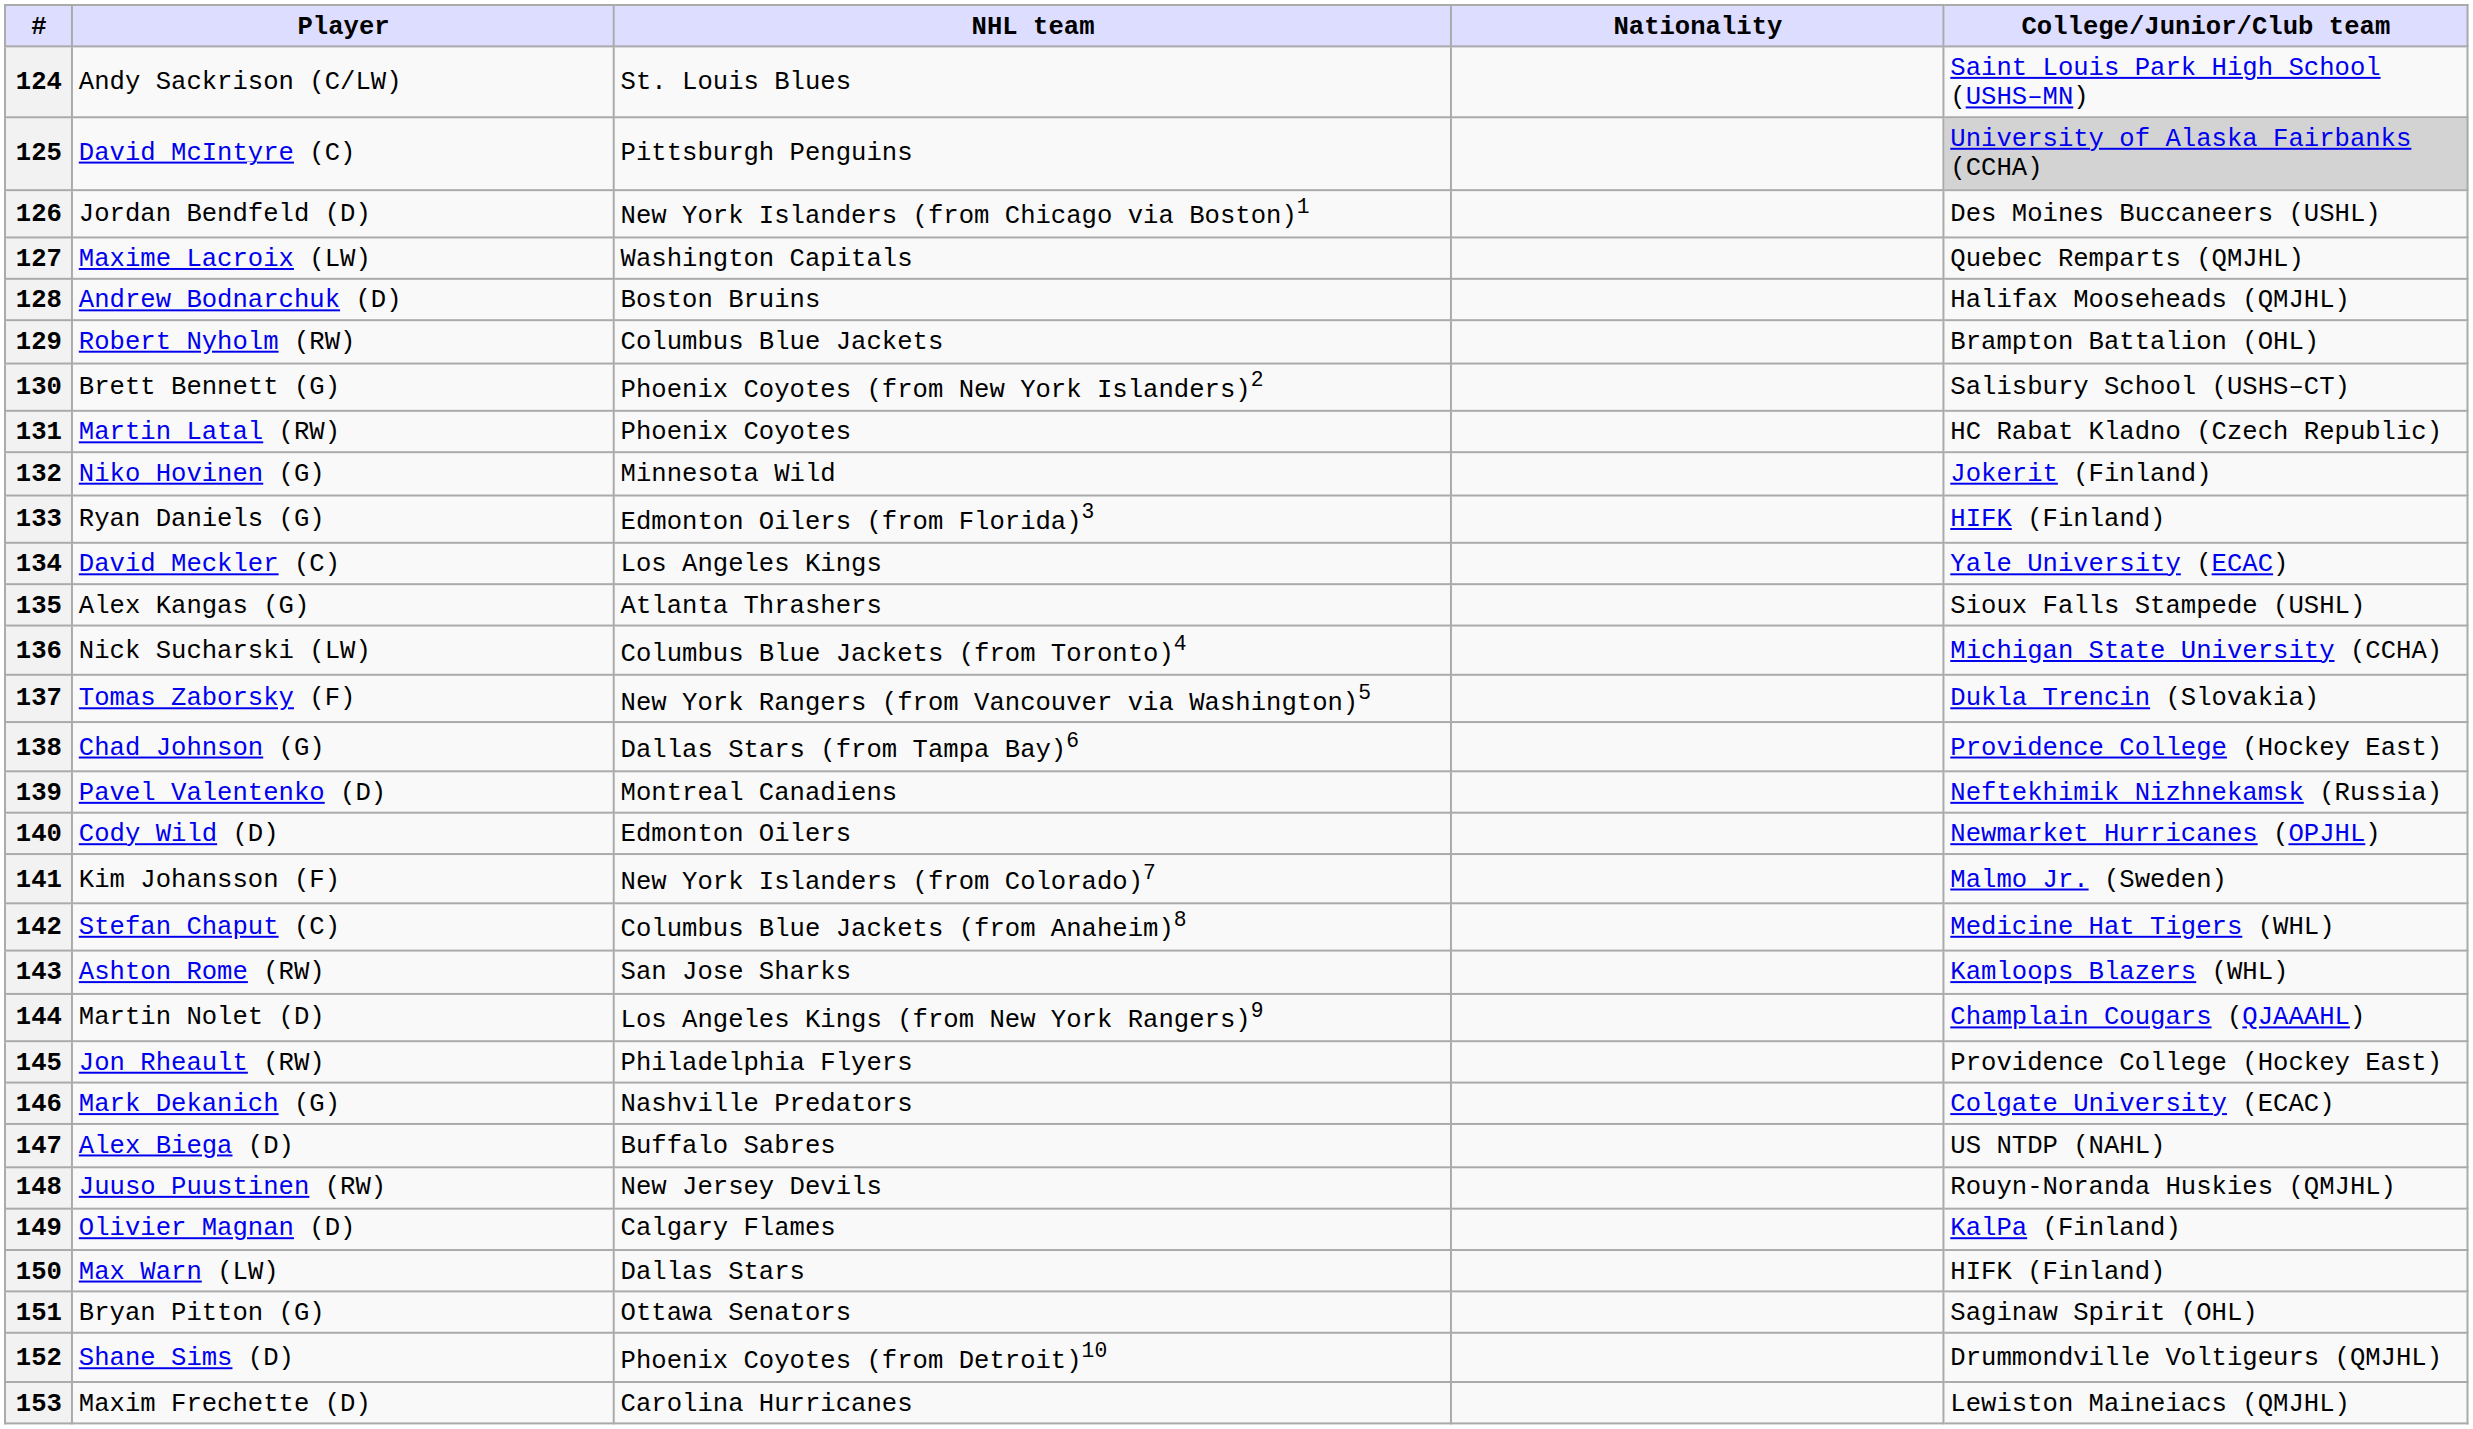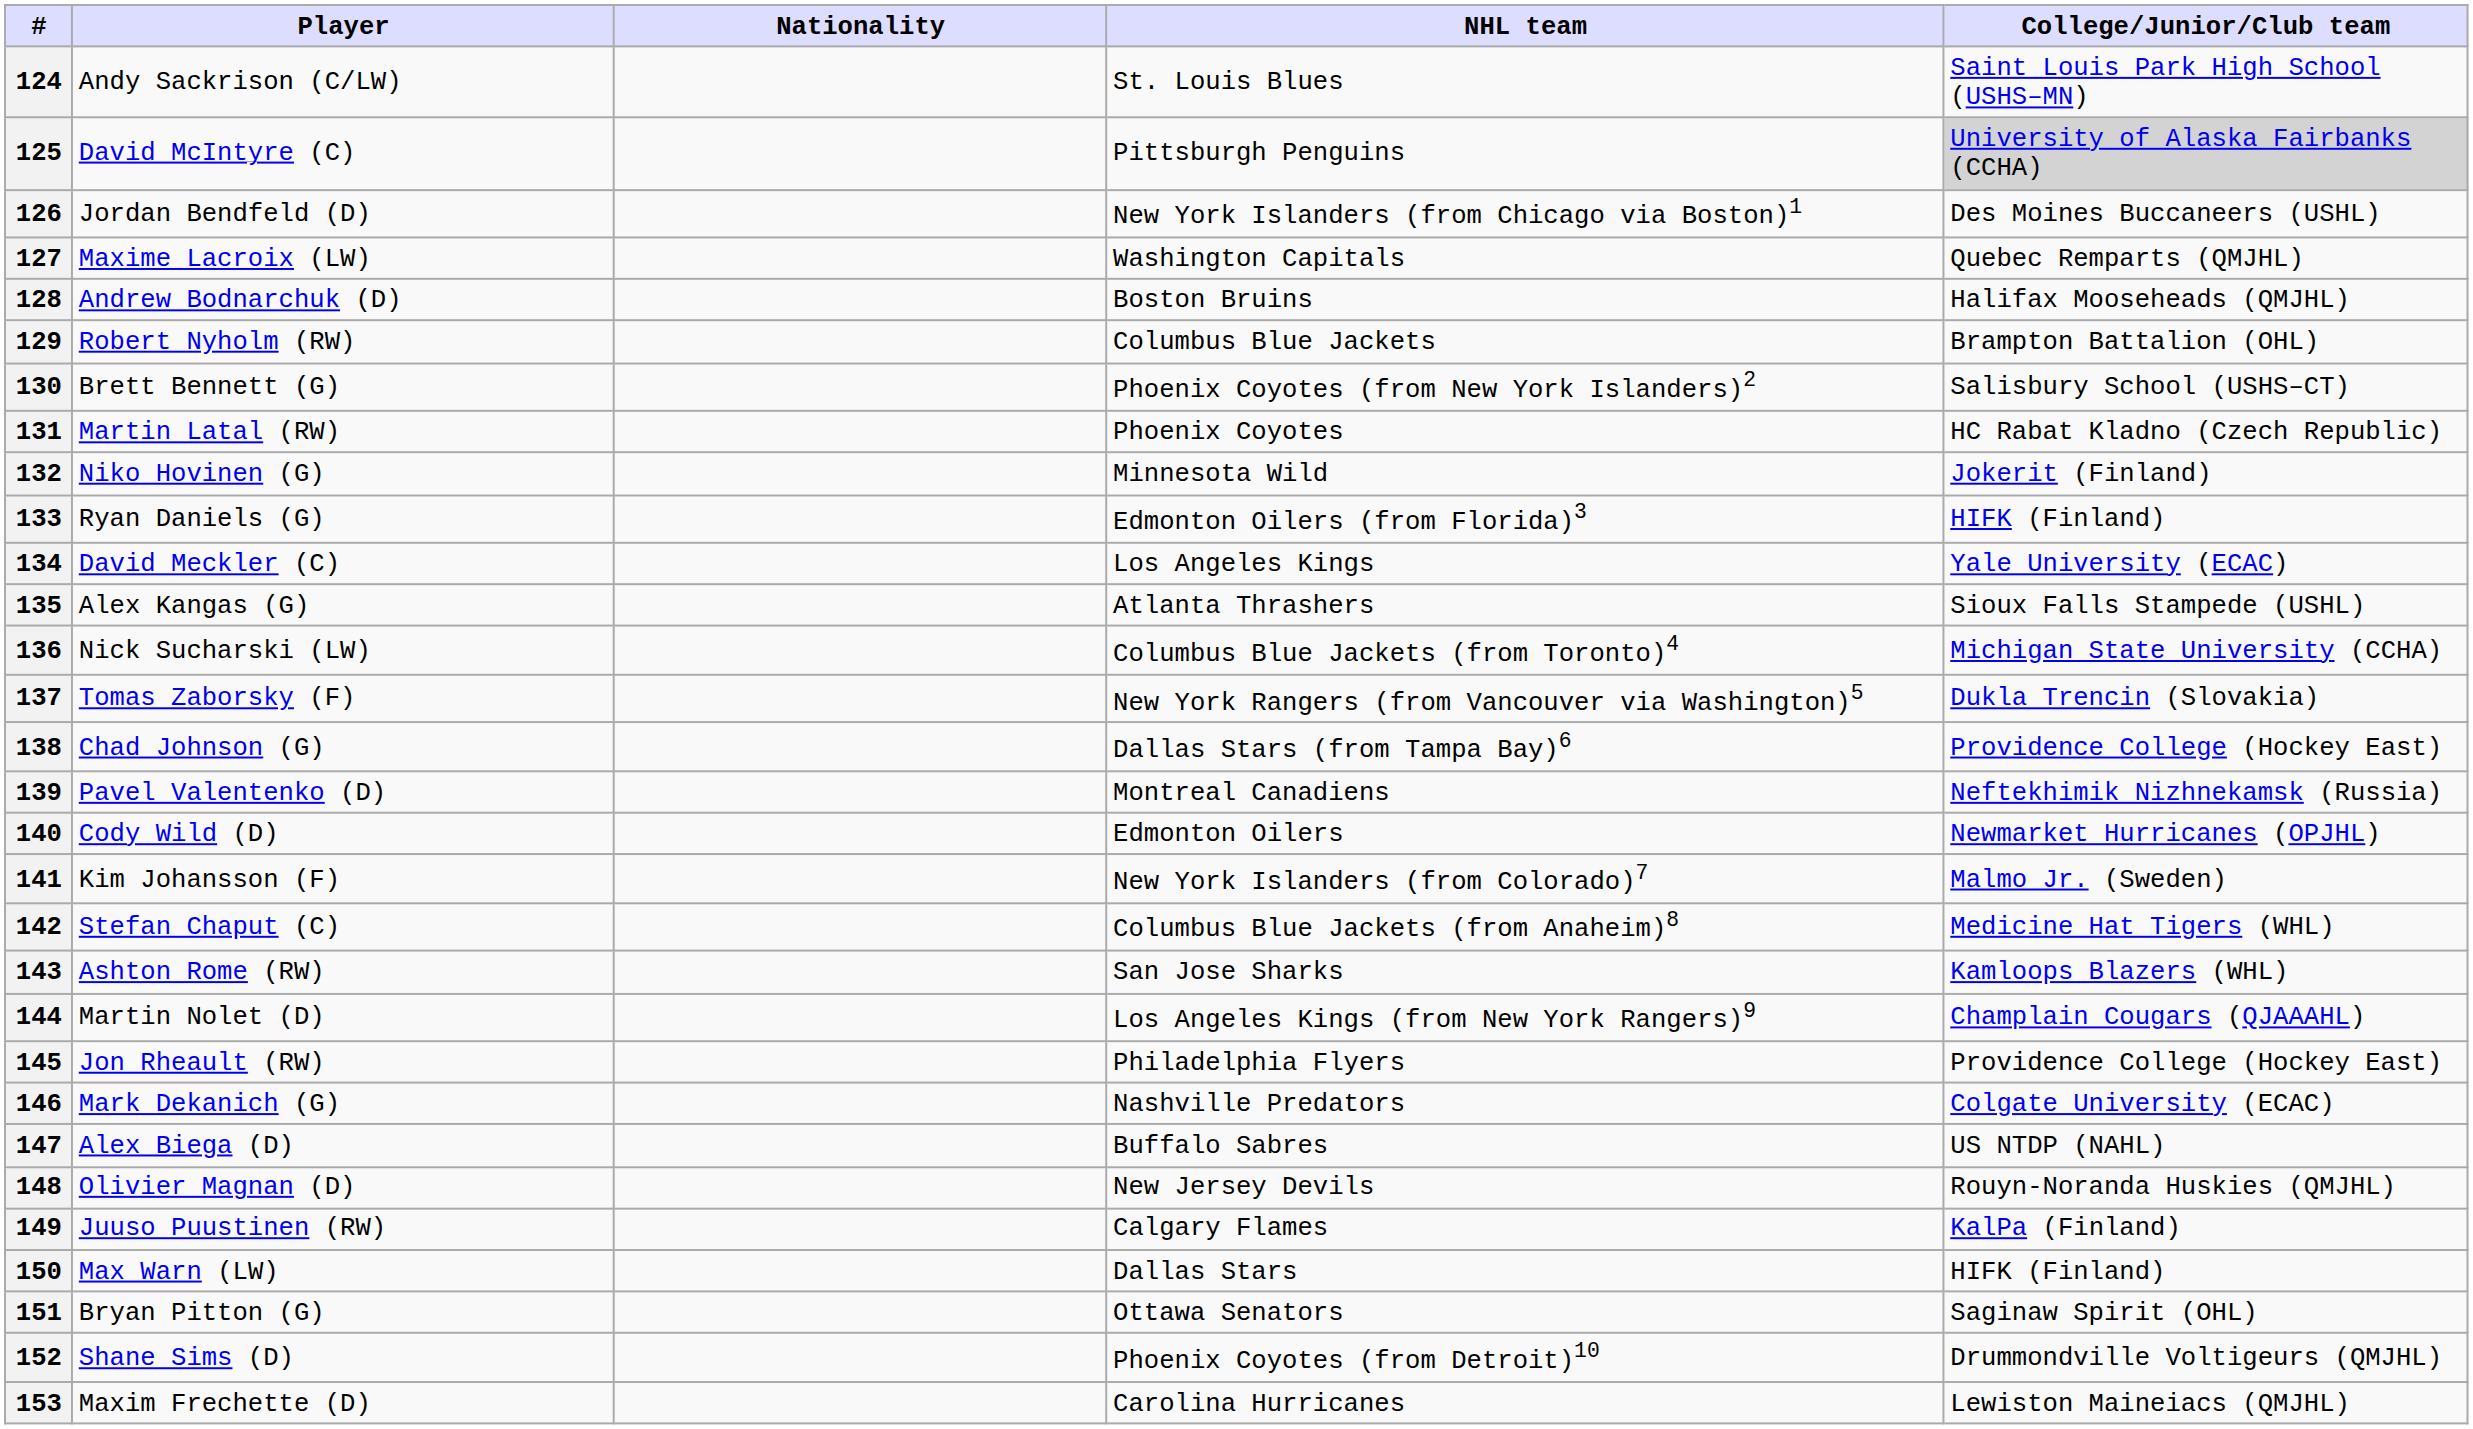columns swapped: (1698, 26) <-> (1033, 26)
(233, 1187) Juuso Puustinen (RW) -> (217, 1187) Olivier Magnan (D)
(217, 1229) Olivier Magnan (D) -> (233, 1229) Juuso Puustinen (RW)
